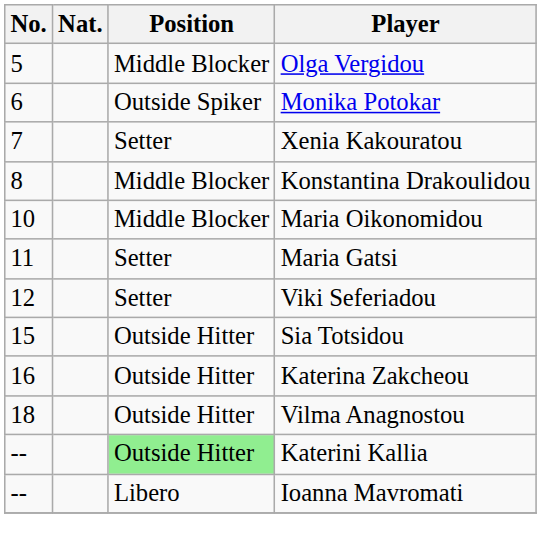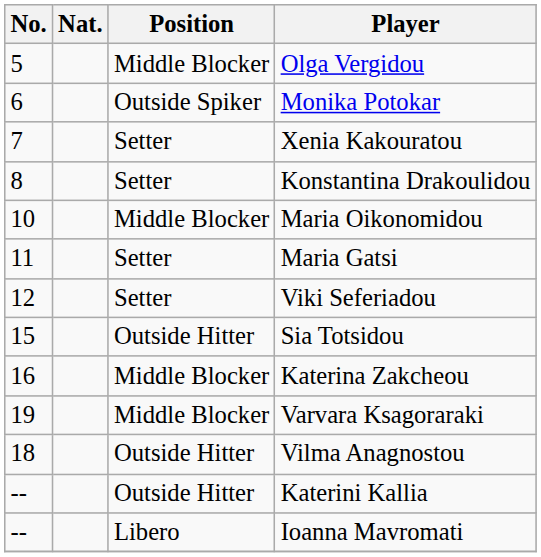(192, 180) Middle Blocker -> (143, 180) Setter
(184, 375) Outside Hitter -> (192, 375) Middle Blocker
+ row: (382, 414)
(184, 453) lightgreen background -> (184, 492) no background
